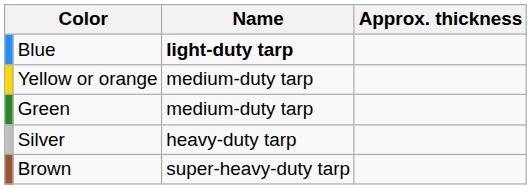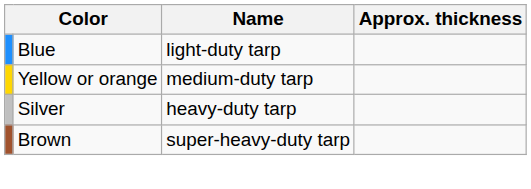(230, 49) bold -> (223, 49) normal
- row: (44, 109)
